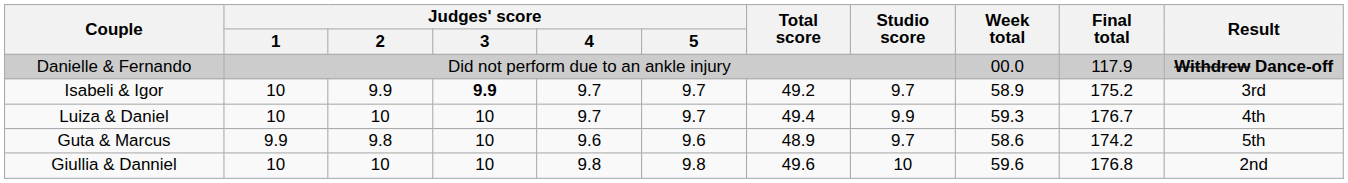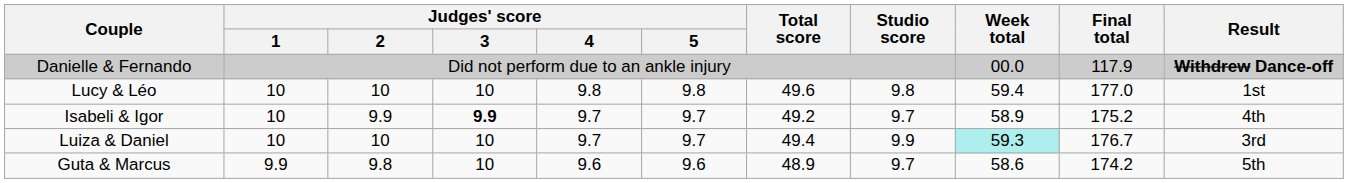+ row: (114, 91)
(1254, 91) 3rd -> (1254, 115) 4th
(1007, 115) no background -> (1007, 140) paleturquoise background
(1254, 115) 4th -> (1254, 140) 3rd
- row: (114, 165)
